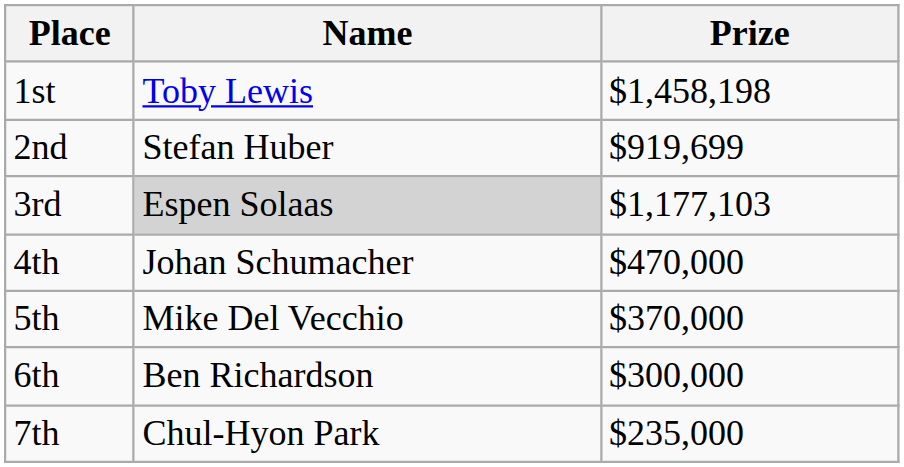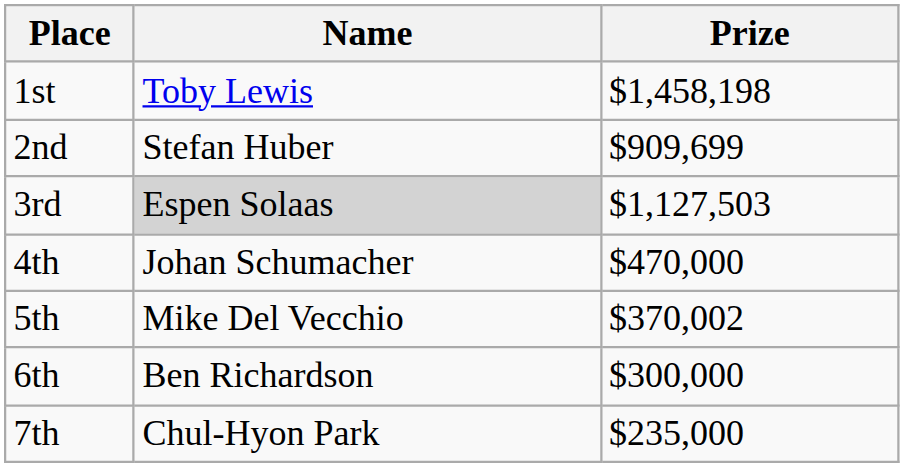(677, 147) $919,699 -> (677, 147) $909,699
(690, 204) $1,177,103 -> (690, 204) $1,127,503
(677, 318) $370,000 -> (677, 318) $370,002
